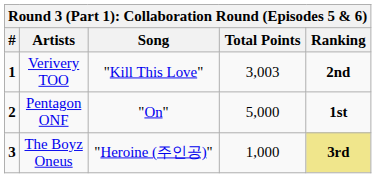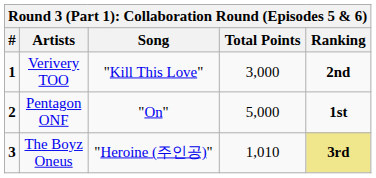(263, 71) 3,003 -> (263, 71) 3,000
(263, 152) 1,000 -> (263, 152) 1,010
